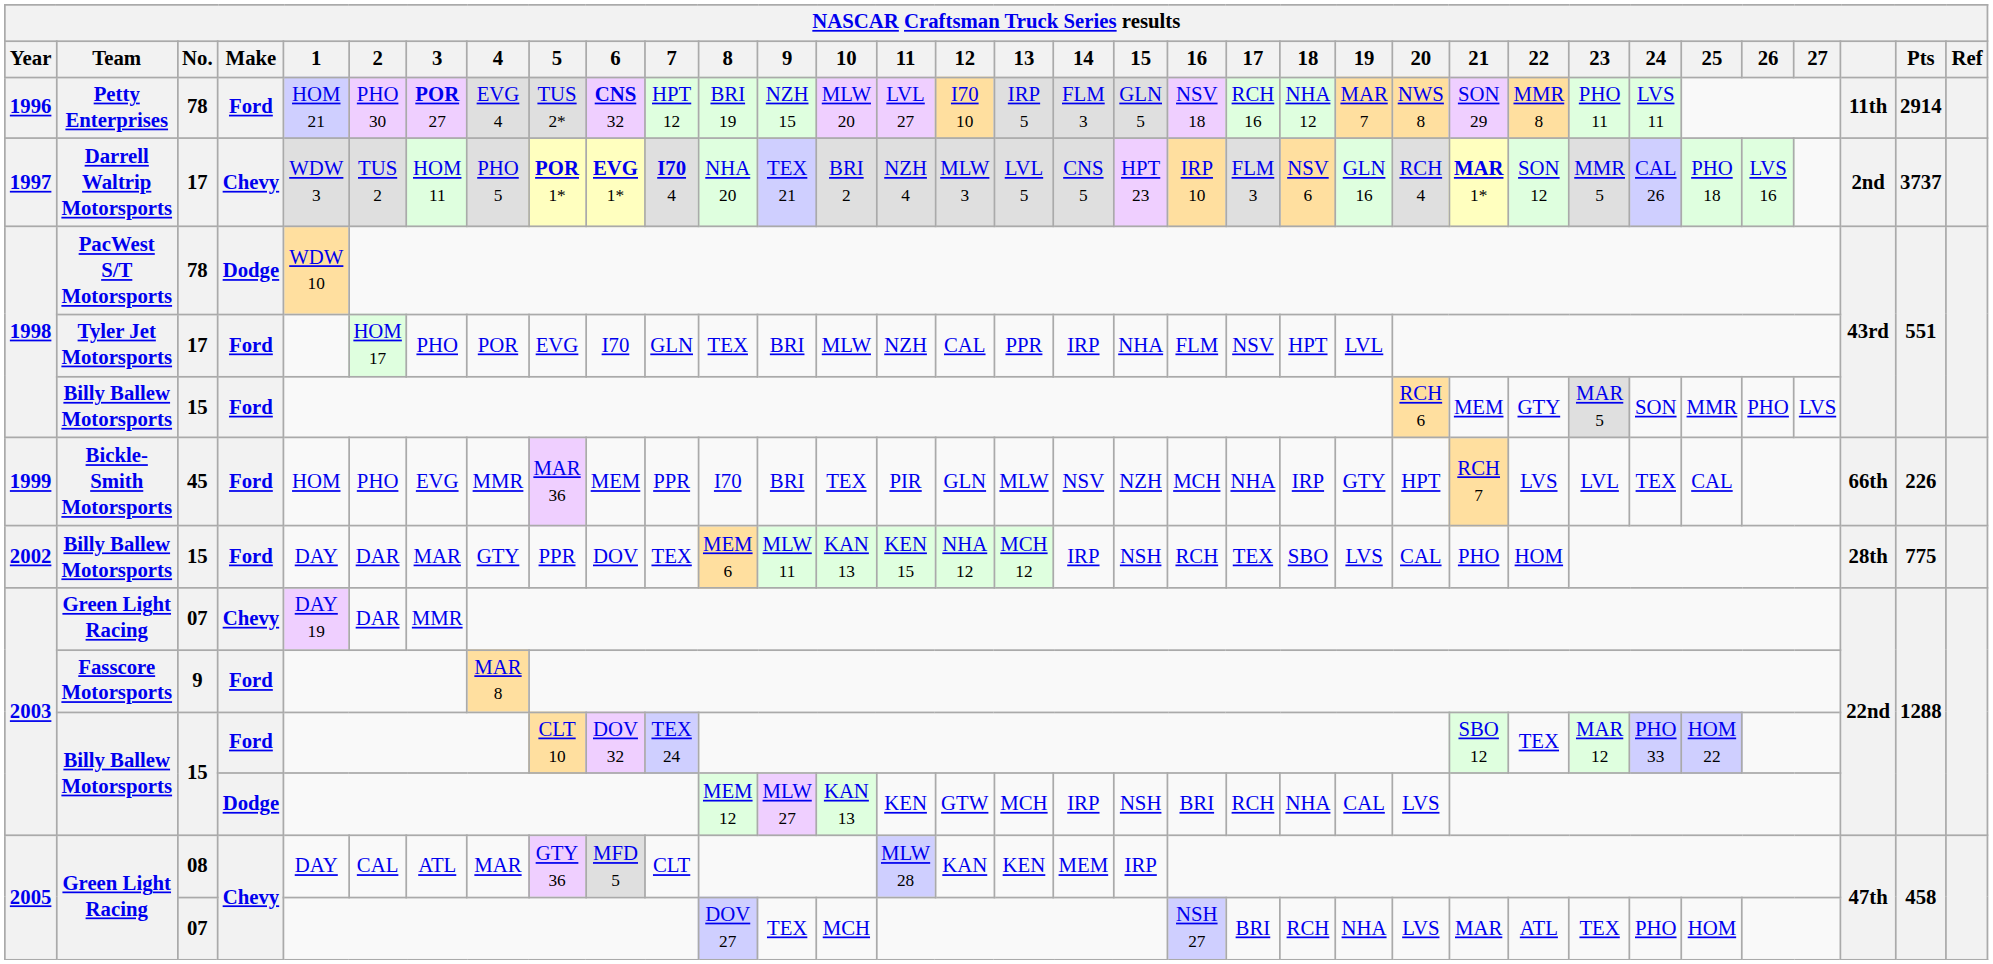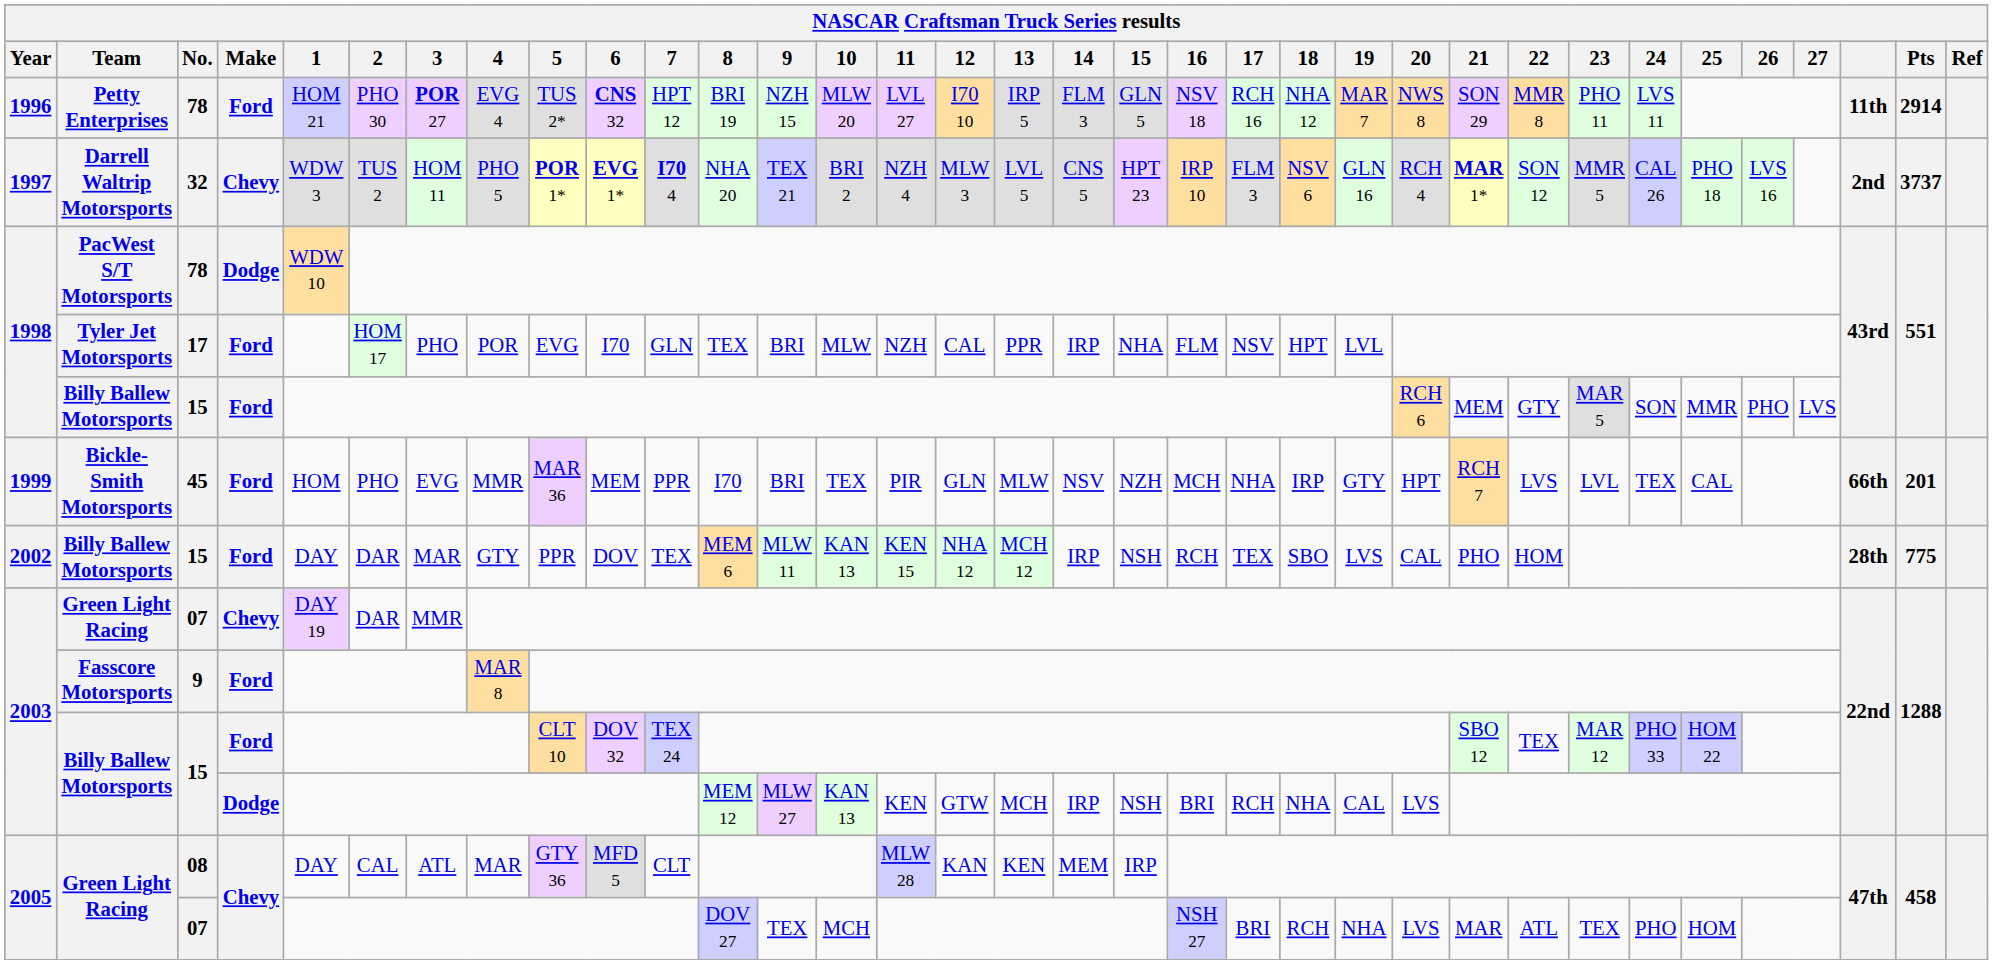(197, 182) 17 -> (197, 182) 32
(1921, 481) 226 -> (1921, 481) 201
